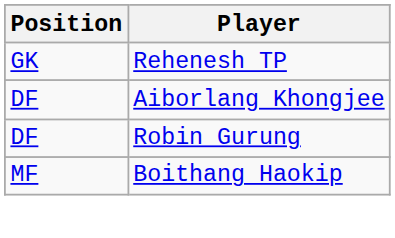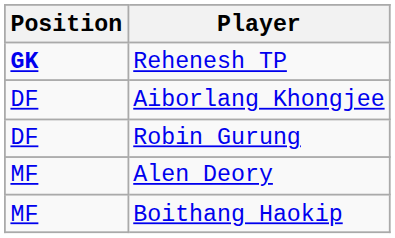(24, 62) normal -> (24, 62) bold
+ row: (203, 176)
